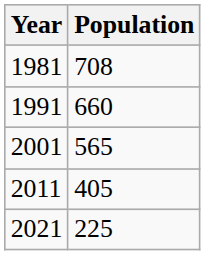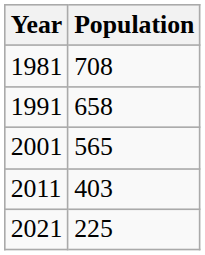(93, 106) 660 -> (93, 106) 658
(93, 188) 405 -> (93, 188) 403
